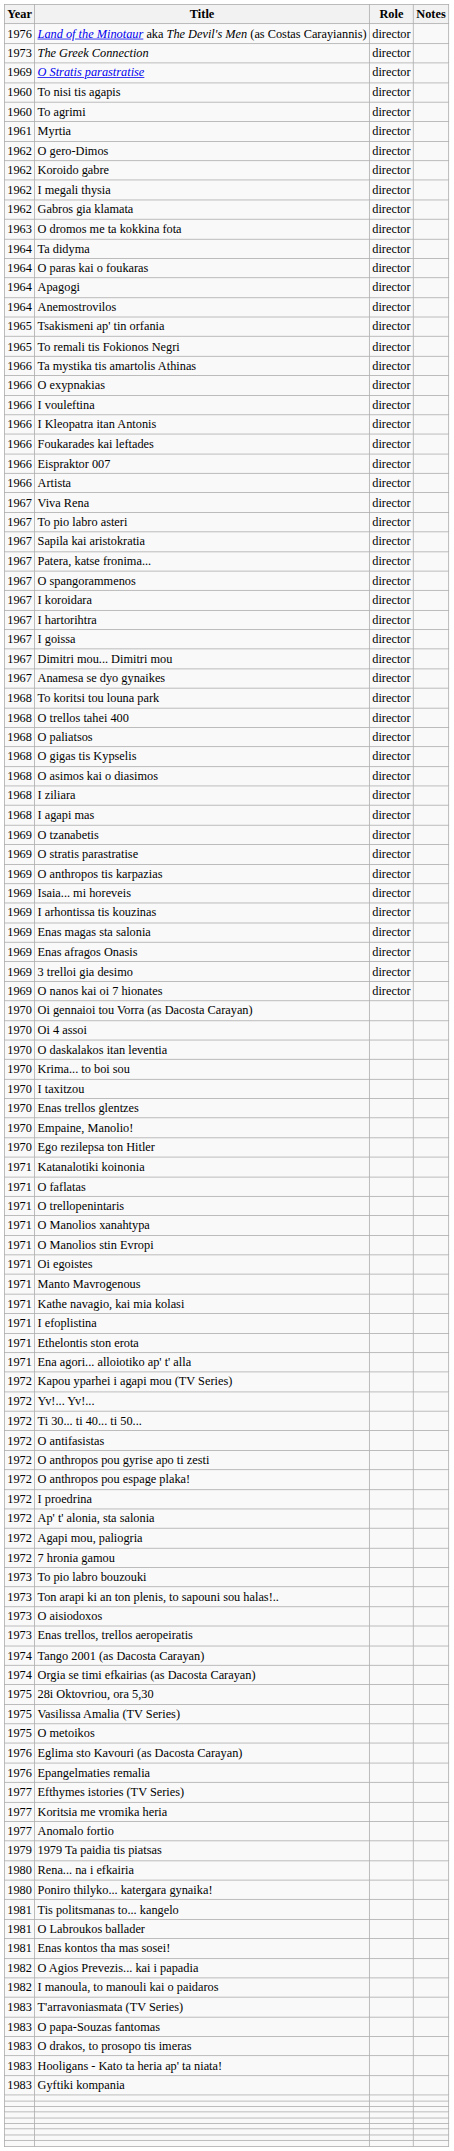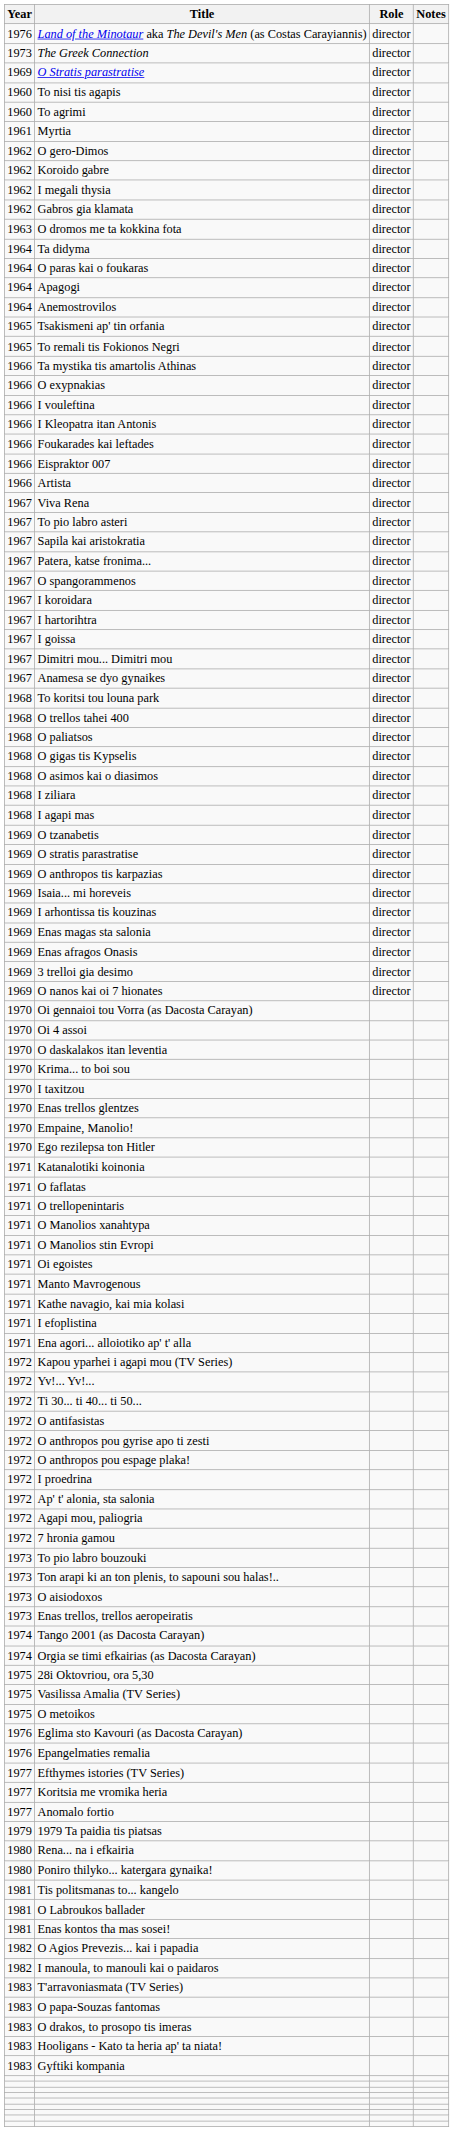- row: (20, 1342)
